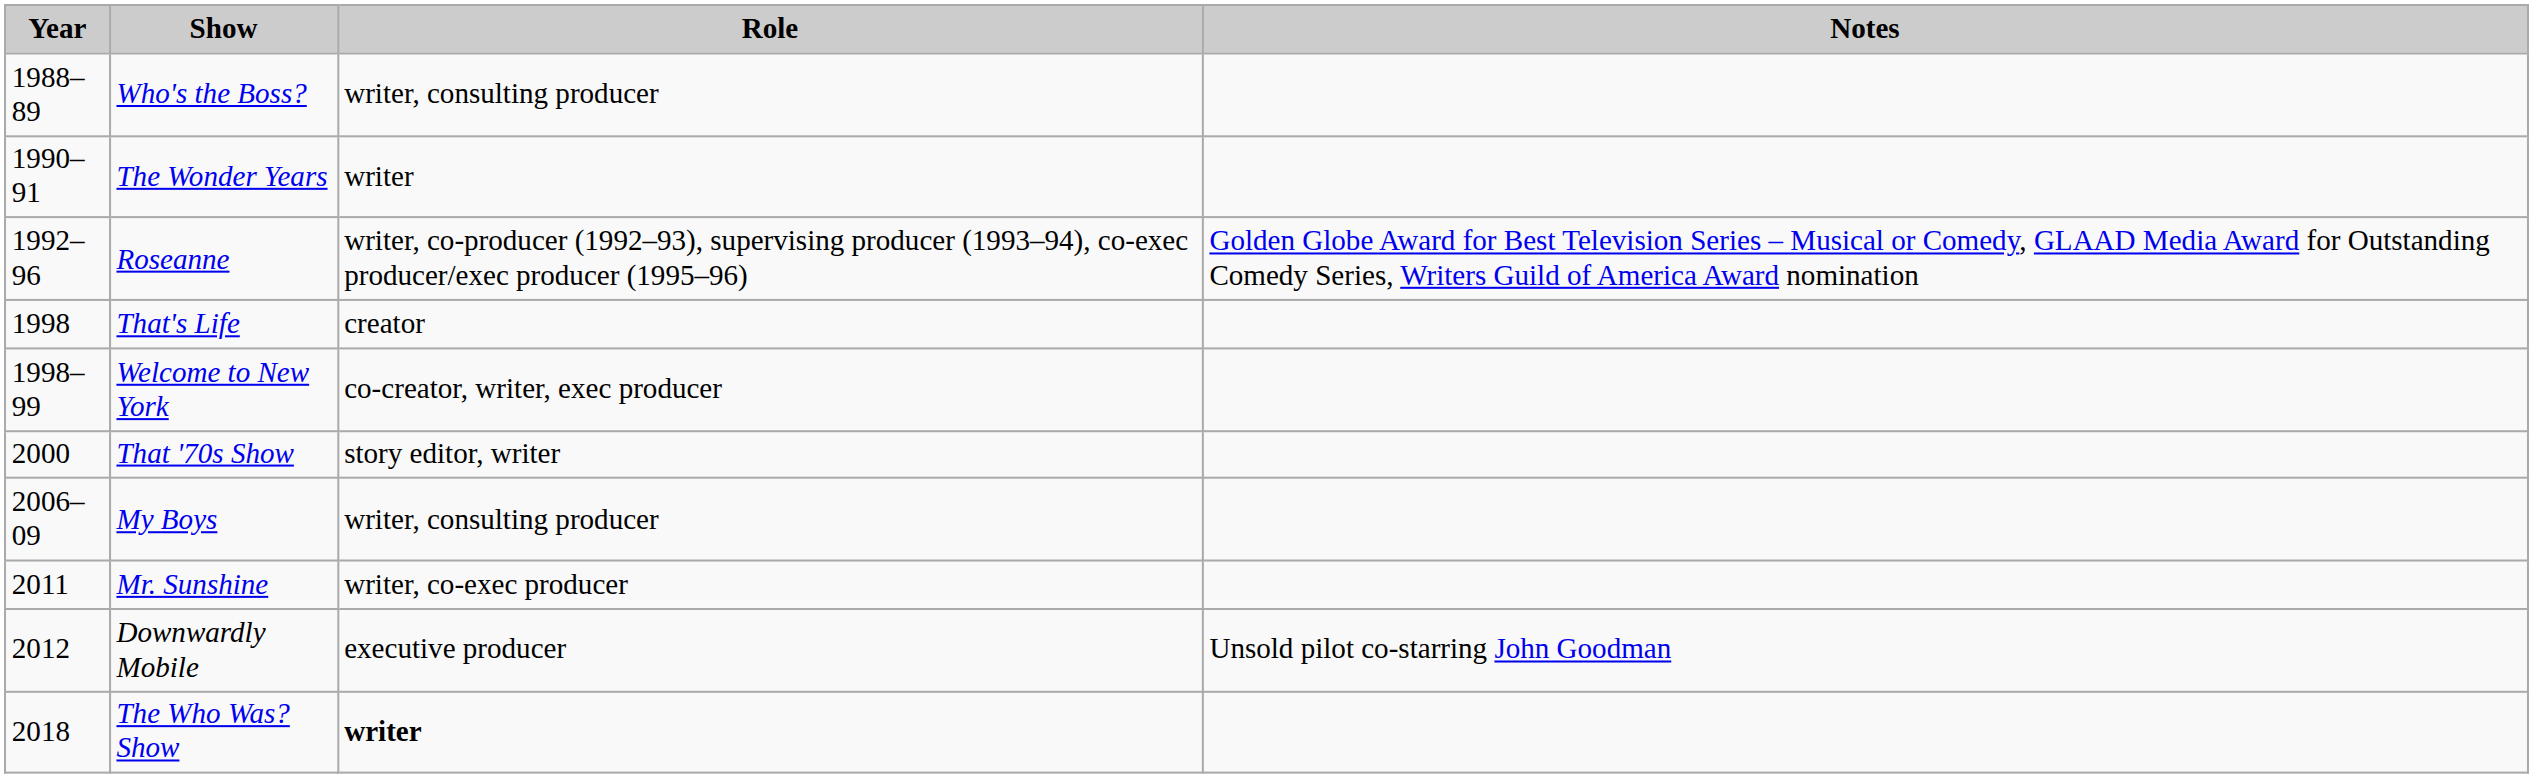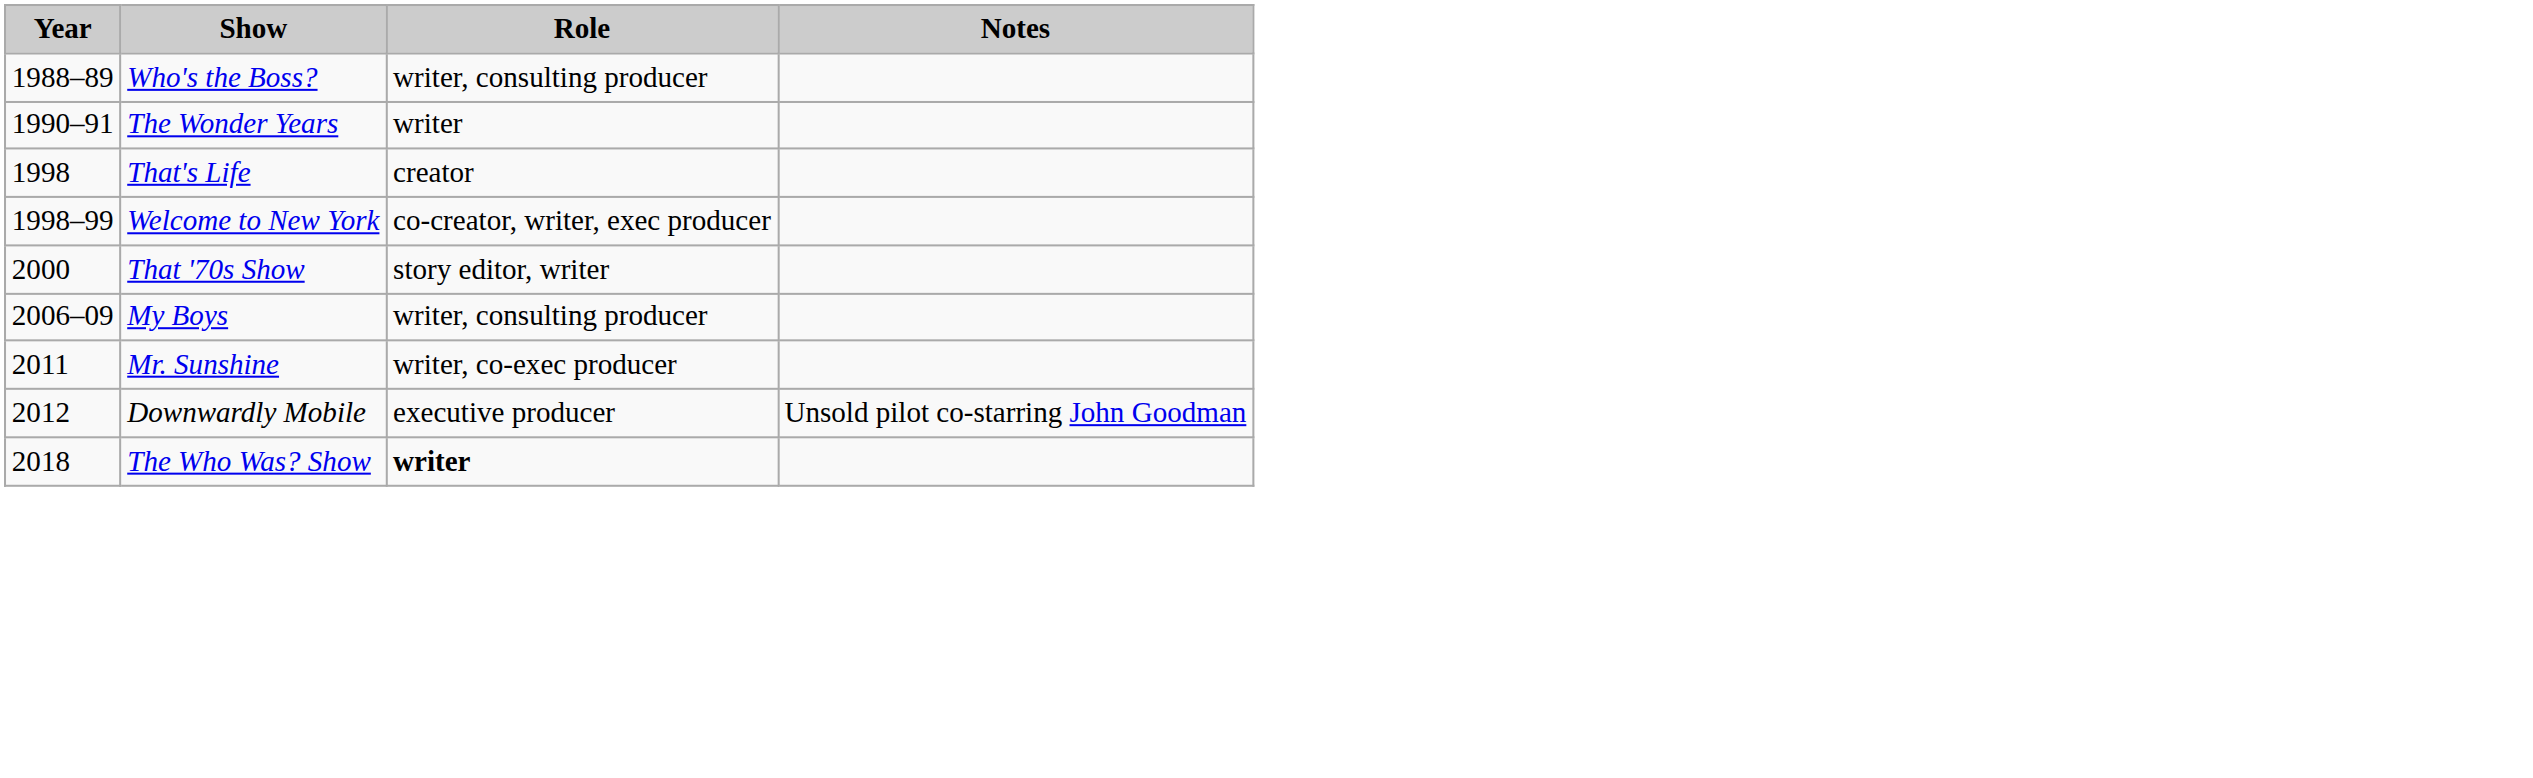- row: (173, 258)
